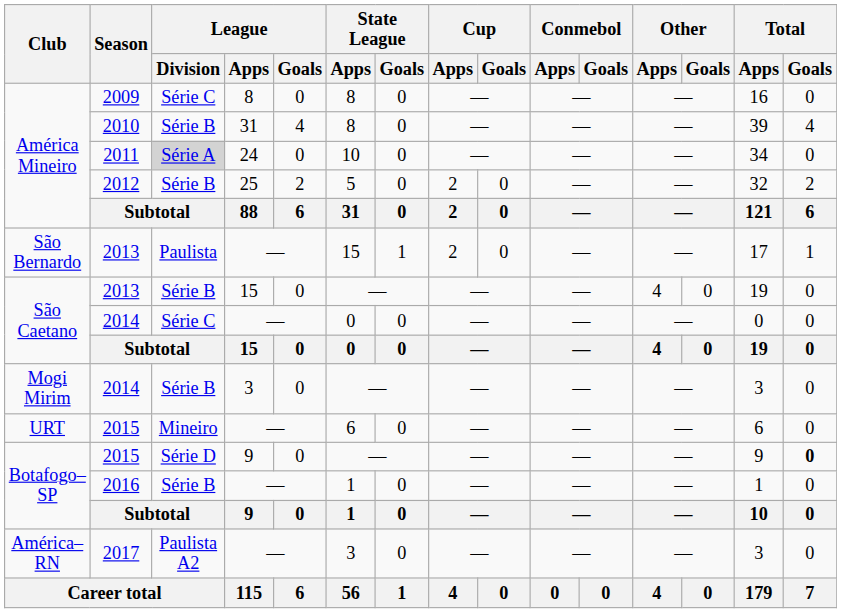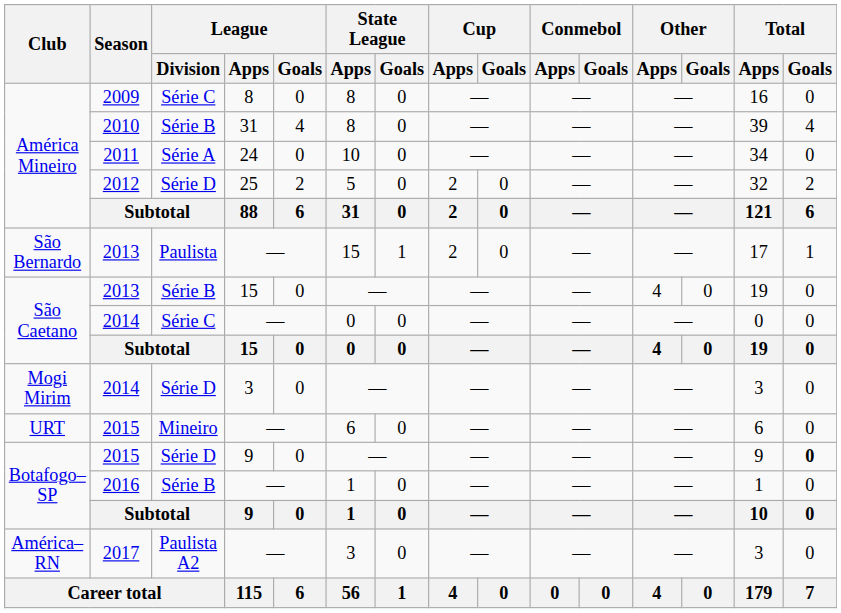(188, 155) lightgrey background -> (188, 155) no background
(188, 184) Série B -> (188, 184) Série D
(188, 388) Série B -> (188, 388) Série D
